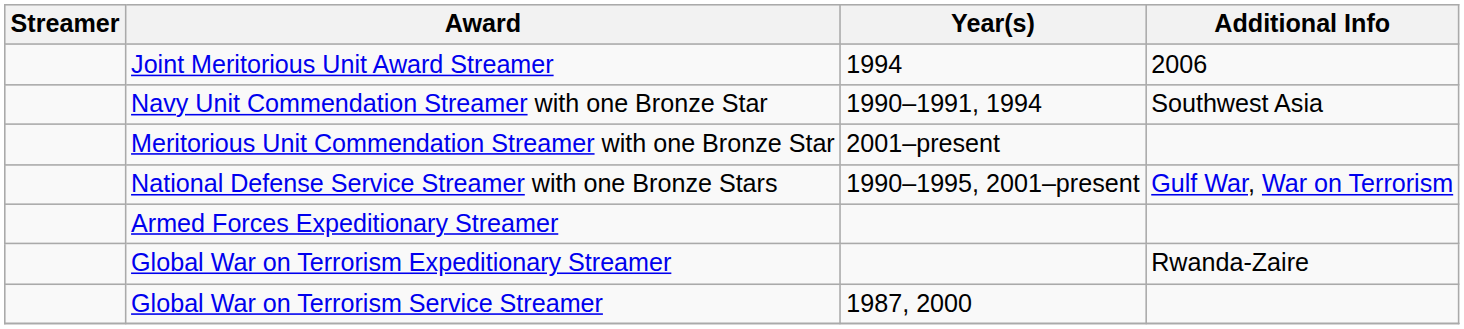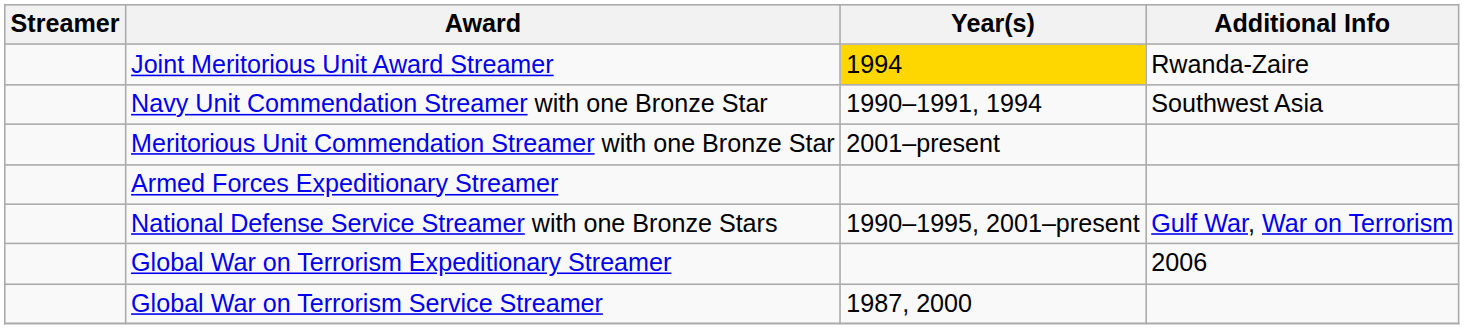(874, 64) no background -> (874, 64) gold background
(1179, 64) 2006 -> (1230, 64) Rwanda-Zaire
rows swapped: (454, 183) <-> (345, 223)
(1230, 263) Rwanda-Zaire -> (1179, 263) 2006
